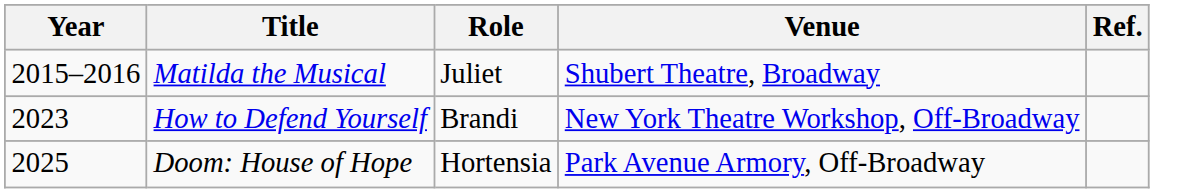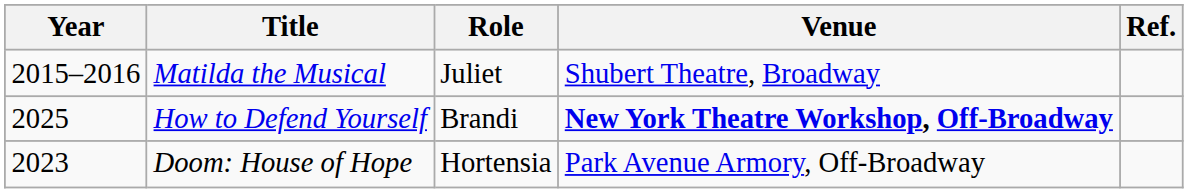(40, 118) 2023 -> (40, 118) 2025
(822, 118) normal -> (839, 118) bold
(40, 163) 2025 -> (40, 163) 2023
